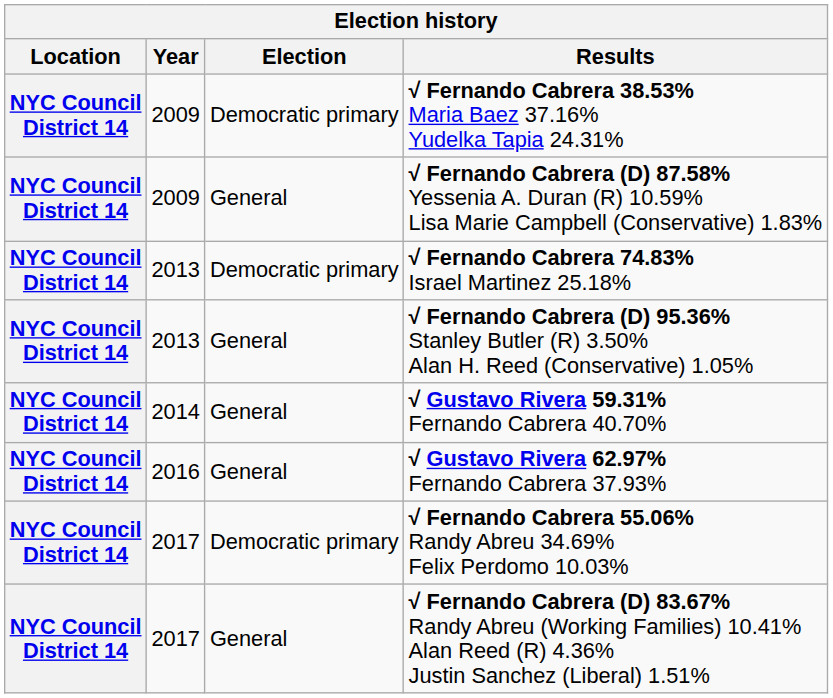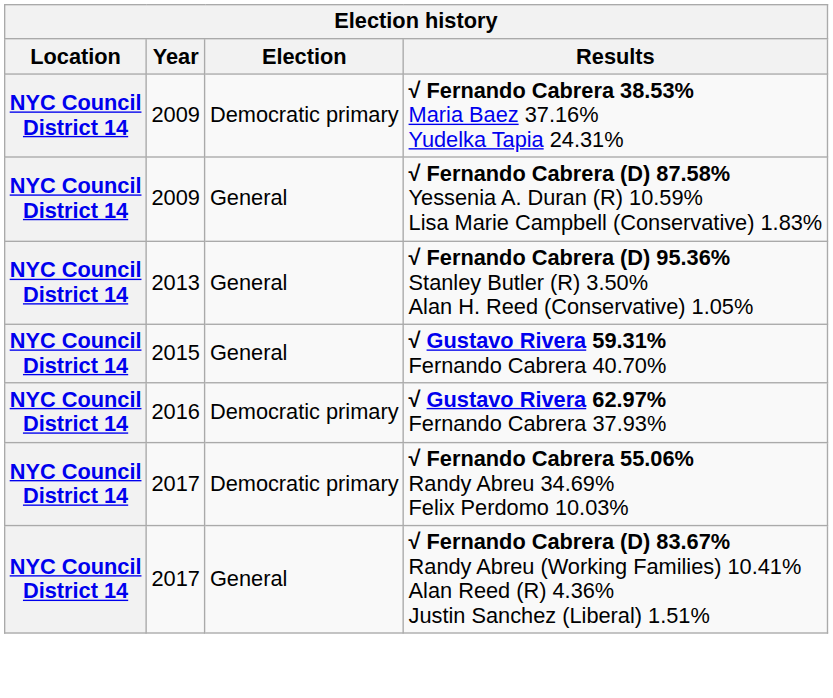- row: (551, 269)
(176, 412) 2014 -> (176, 353) 2015
(249, 471) General -> (304, 412) Democratic primary
